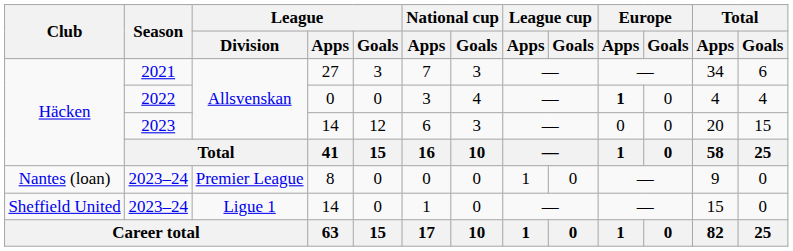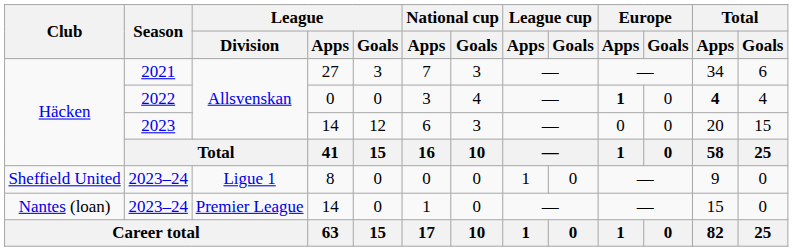(715, 98) normal -> (715, 98) bold
(65, 179) Nantes (loan) -> (65, 179) Sheffield United
(250, 179) Premier League -> (250, 179) Ligue 1
(65, 206) Sheffield United -> (65, 206) Nantes (loan)
(250, 206) Ligue 1 -> (250, 206) Premier League
